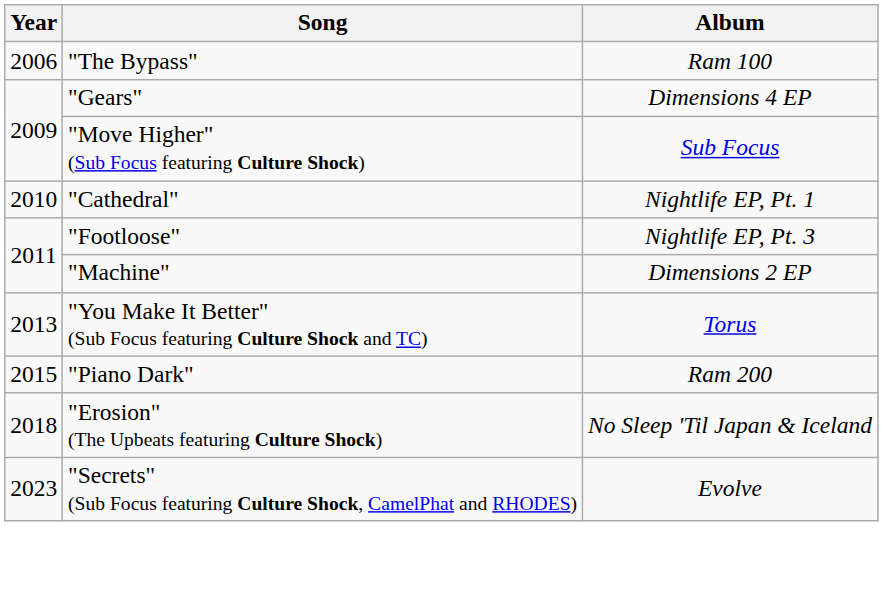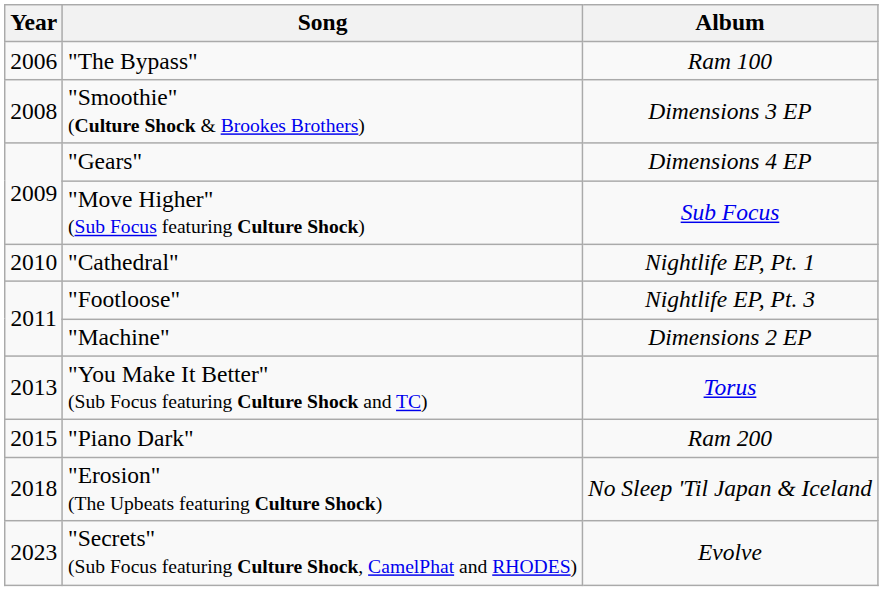+ row: (216, 110)
